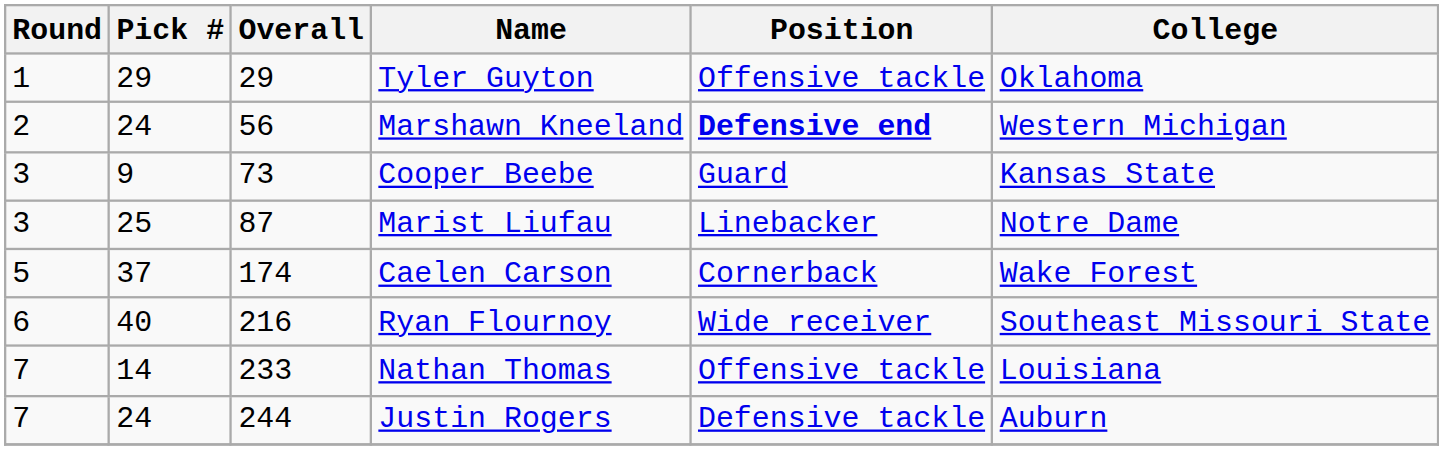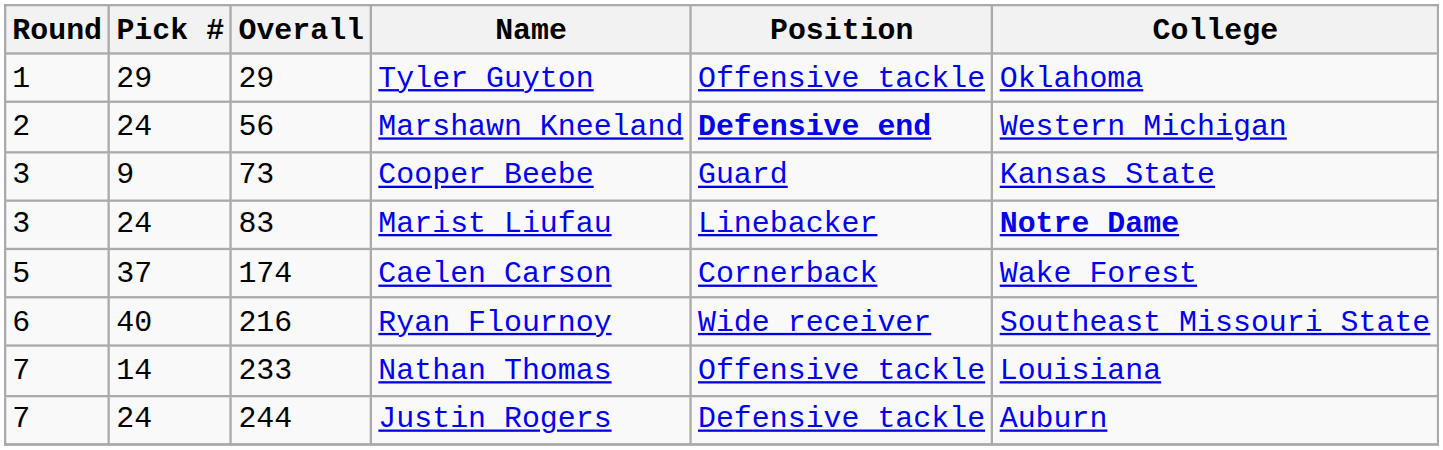(134, 224) 25 -> (134, 224) 24
(256, 224) 87 -> (256, 224) 83
(1089, 224) normal -> (1089, 224) bold
